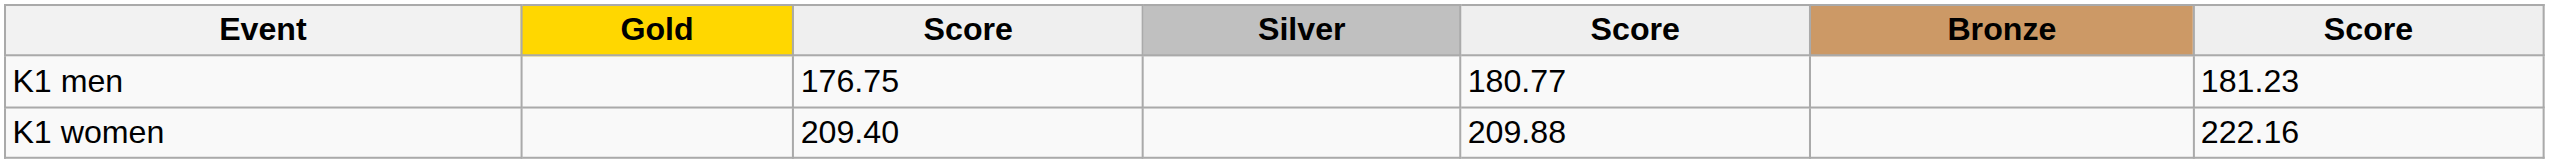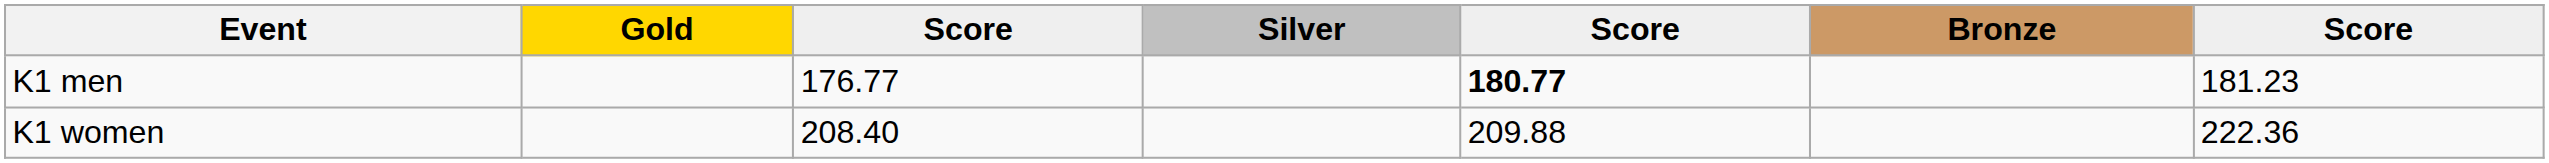(850, 81) 176.75 -> (850, 81) 176.77
(1517, 81) normal -> (1517, 81) bold
(850, 132) 209.40 -> (850, 132) 208.40
(2250, 132) 222.16 -> (2250, 132) 222.36
